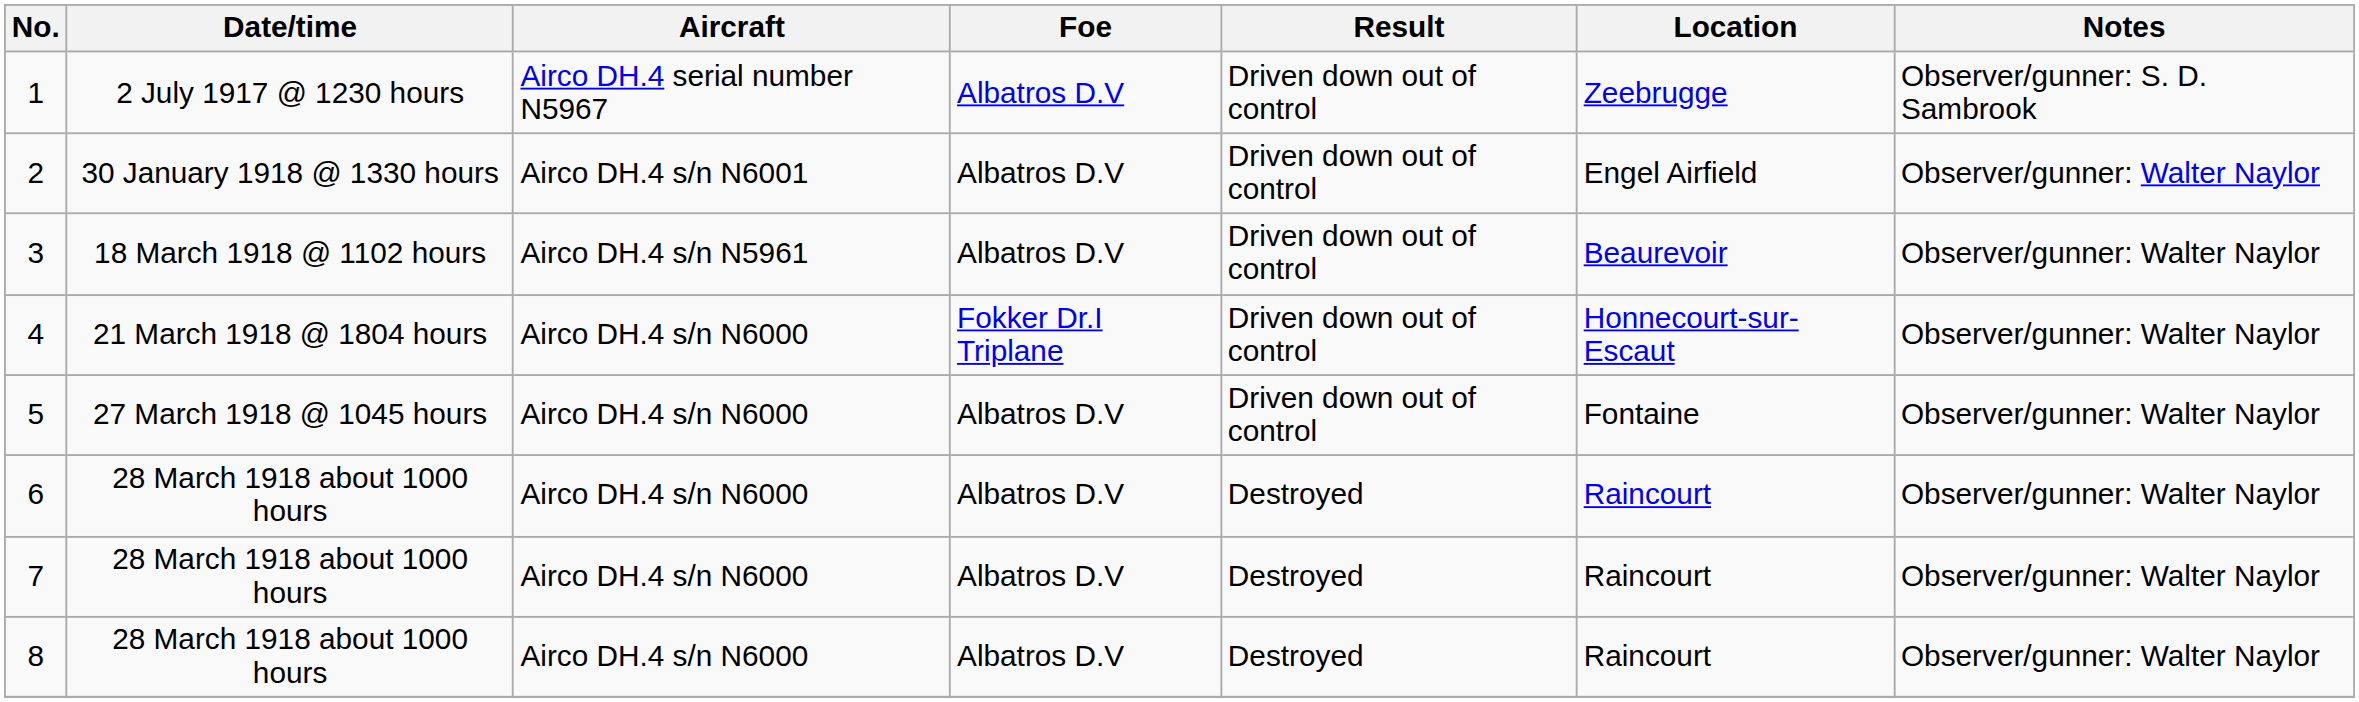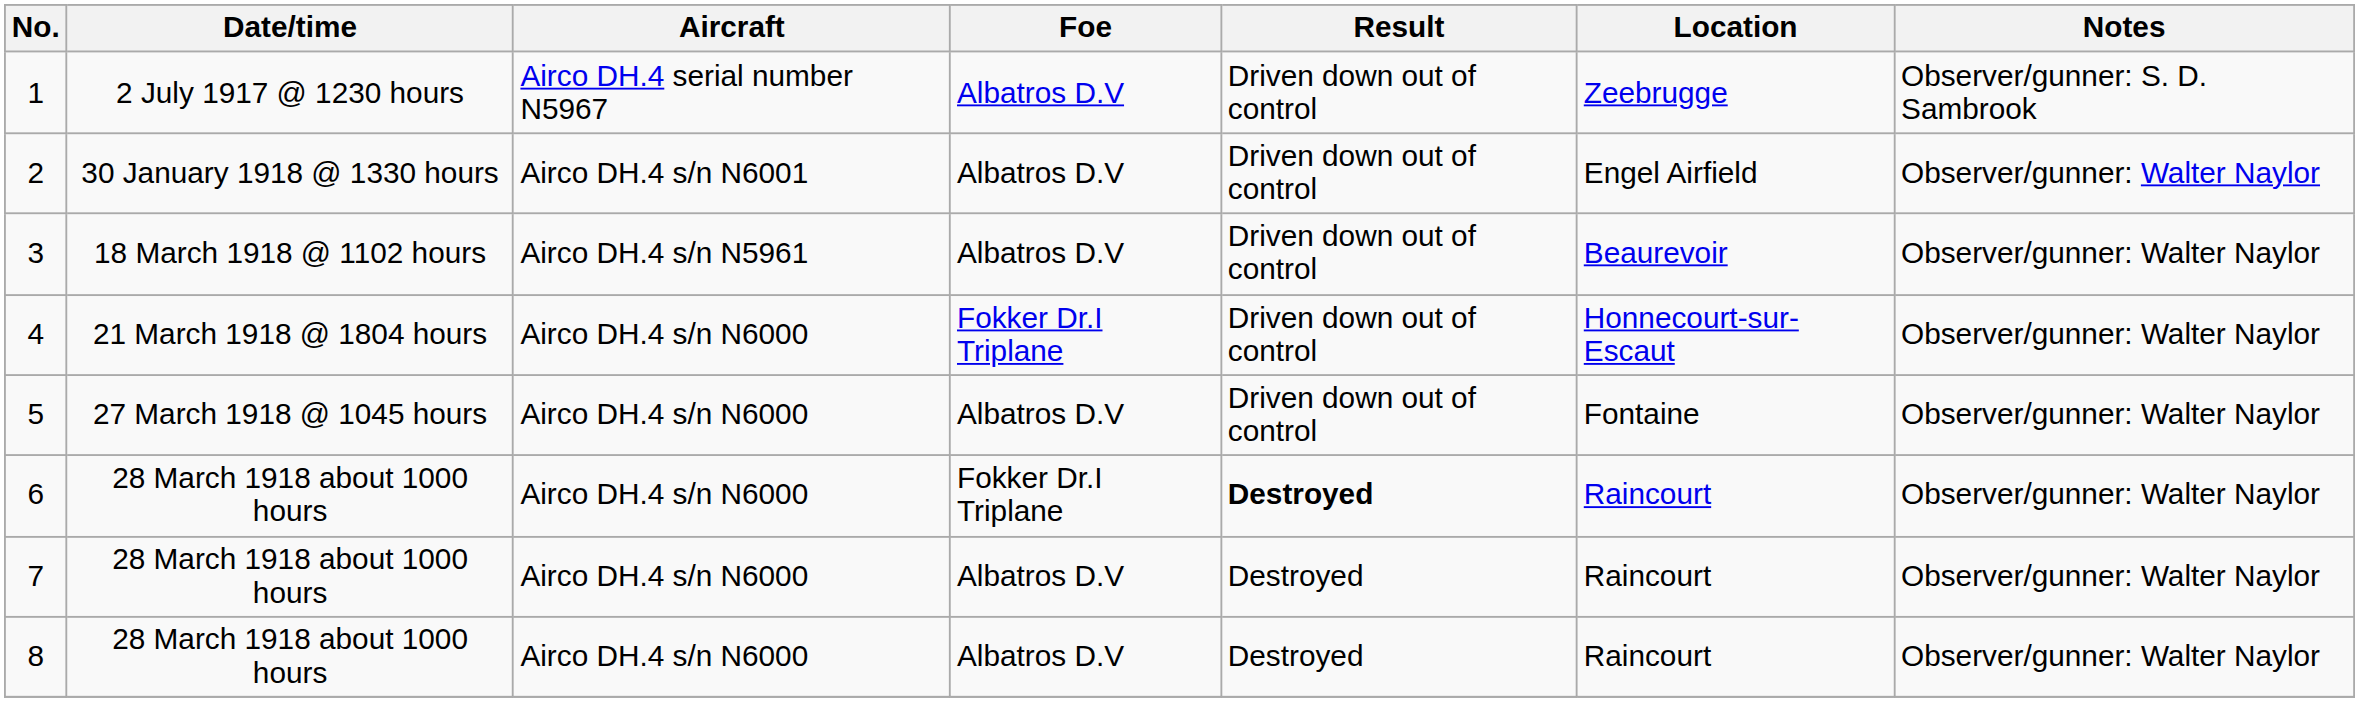(1041, 495) Albatros D.V -> (1030, 495) Fokker Dr.I Triplane
(1296, 495) normal -> (1301, 495) bold
